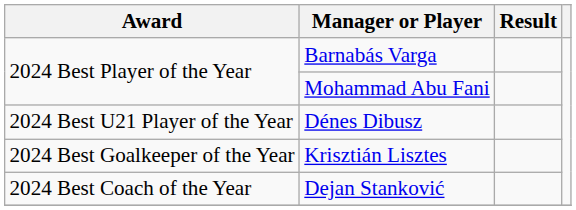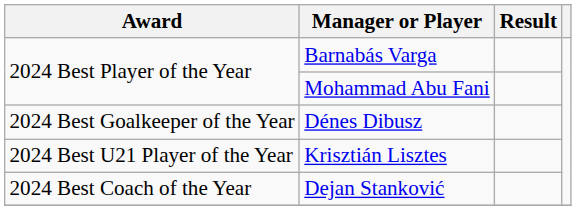(151, 121) 2024 Best U21 Player of the Year -> (152, 121) 2024 Best Goalkeeper of the Year
(152, 155) 2024 Best Goalkeeper of the Year -> (151, 155) 2024 Best U21 Player of the Year
